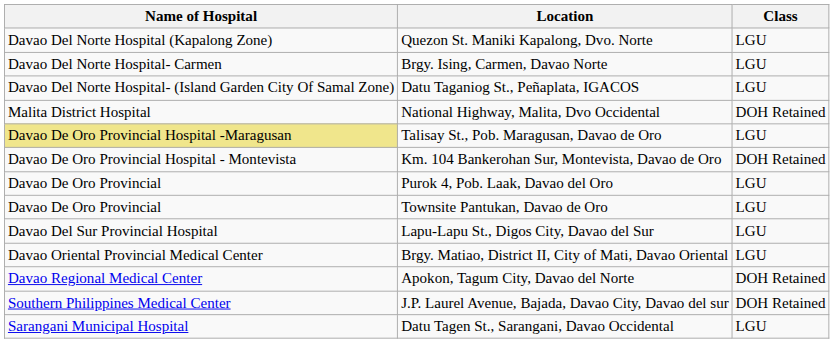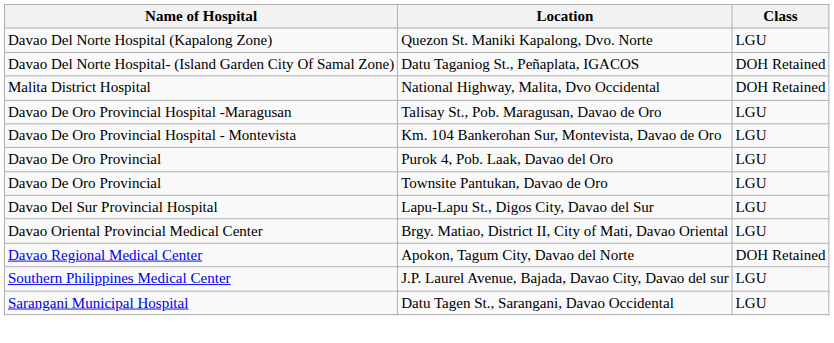- row: (504, 64)
(751, 87) LGU -> (780, 64) DOH Retained
(150, 135) khaki background -> (150, 111) no background
(780, 159) DOH Retained -> (751, 135) LGU
(780, 302) DOH Retained -> (751, 278) LGU
